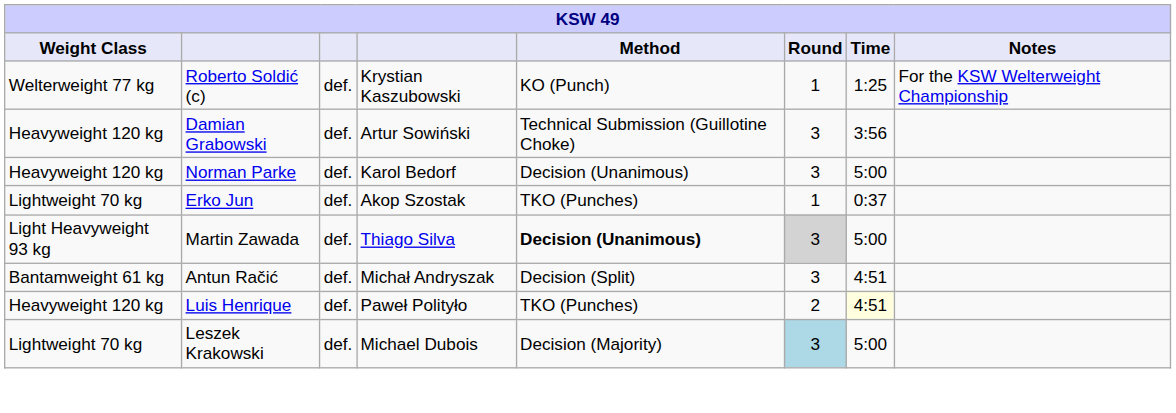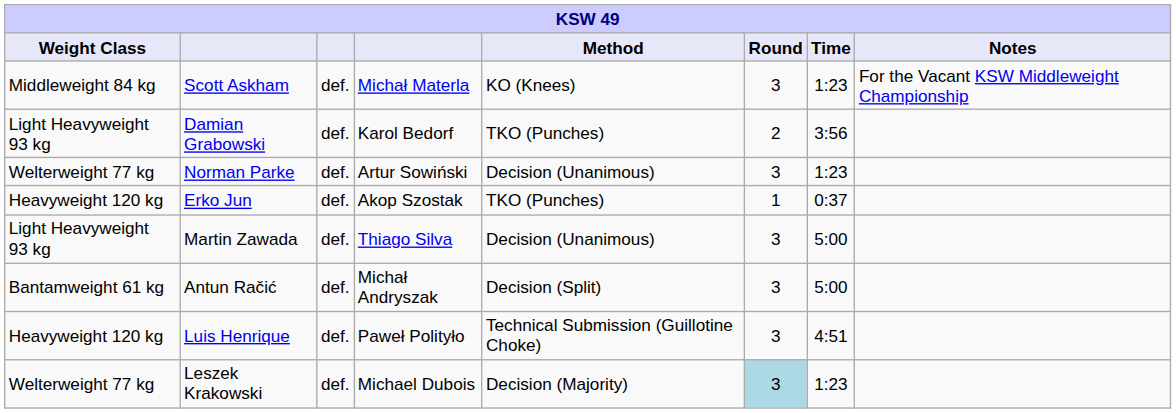- row: (242, 85)
+ row: (237, 85)
(86, 134) Heavyweight 120 kg -> (79, 134) Light Heavyweight 93 kg
(415, 134) Artur Sowiński -> (405, 134) Karol Bedorf
(643, 134) Technical Submission (Guillotine Choke) -> (545, 134) TKO (Punches)
(815, 134) 3 -> (776, 134) 2
(86, 172) Heavyweight 120 kg -> (82, 172) Welterweight 77 kg
(408, 172) Karol Bedorf -> (413, 172) Artur Sowiński
(870, 172) 5:00 -> (831, 172) 1:23
(75, 200) Lightweight 70 kg -> (86, 200) Heavyweight 120 kg
(611, 238) bold -> (570, 238) normal
(815, 238) lightgrey background -> (776, 238) no background
(870, 277) 4:51 -> (831, 287) 5:00
(579, 305) TKO (Punches) -> (609, 335) Technical Submission (Guillotine Choke)
(815, 305) 2 -> (776, 335) 3
(870, 305) lightyellow background -> (831, 335) no background
(75, 343) Lightweight 70 kg -> (82, 384) Welterweight 77 kg
(870, 343) 5:00 -> (831, 384) 1:23
